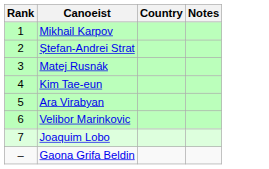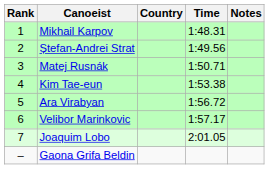+ column: (207, 13)
